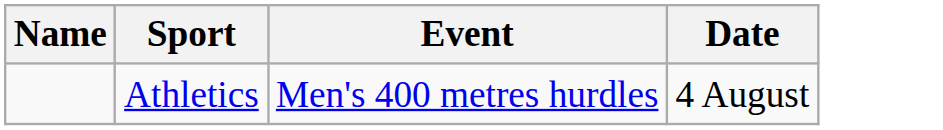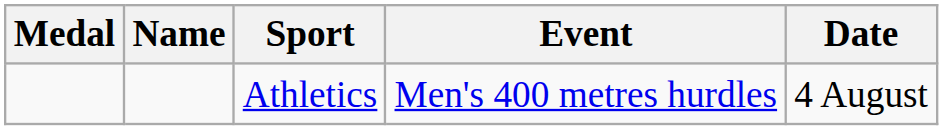+ column: (64, 34)
